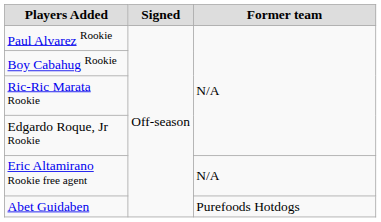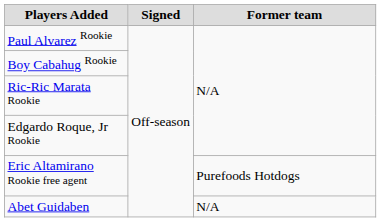(208, 175) N/A -> (248, 175) Purefoods Hotdogs
(248, 206) Purefoods Hotdogs -> (208, 206) N/A
